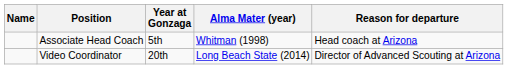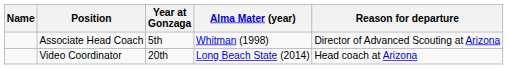(366, 40) Head coach at Arizona -> (407, 40) Director of Advanced Scouting at Arizona
(407, 56) Director of Advanced Scouting at Arizona -> (366, 56) Head coach at Arizona
